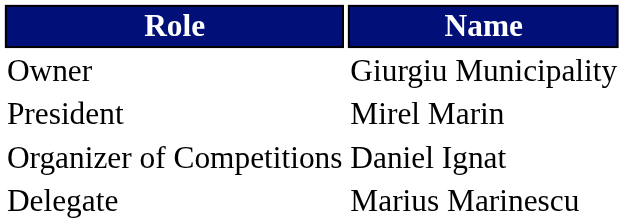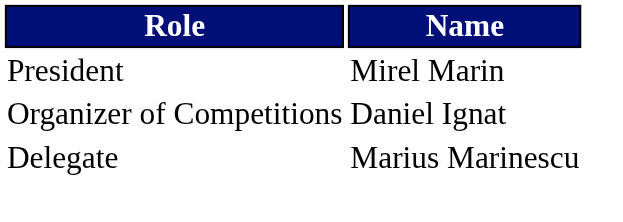- row: (50, 71)
